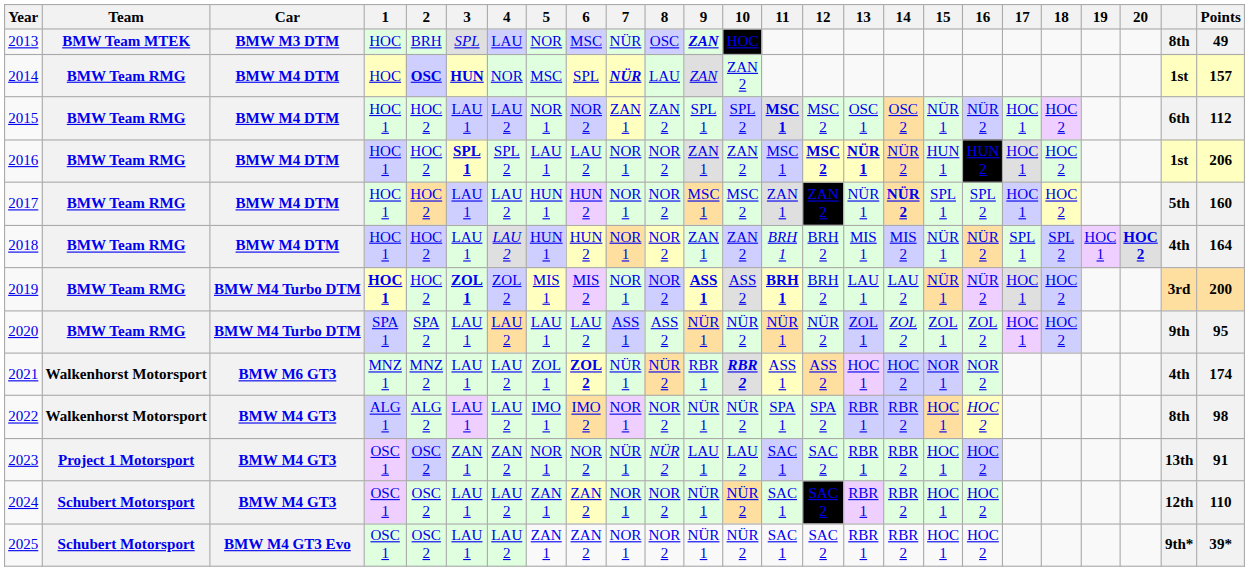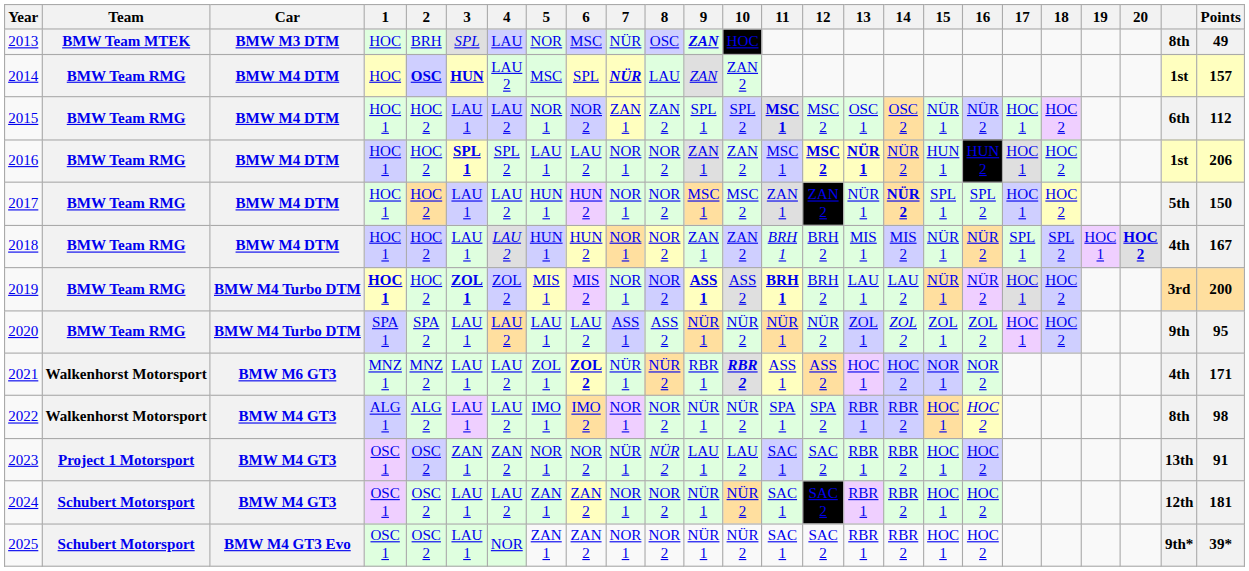(507, 75) NOR -> (507, 75) LAU 2
(1221, 203) 160 -> (1221, 203) 150
(1221, 245) 164 -> (1221, 245) 167
(1221, 373) 174 -> (1221, 373) 171
(1221, 501) 110 -> (1221, 501) 181
(507, 544) LAU 2 -> (507, 544) NOR
